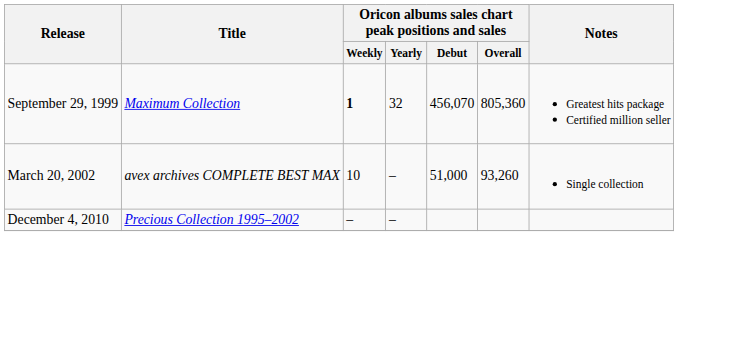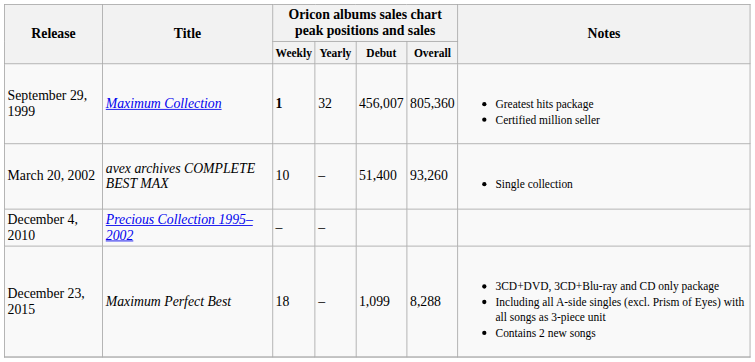(452, 103) 456,070 -> (381, 103) 456,007
(449, 176) 51,000 -> (378, 176) 51,400
+ row: (46, 301)
